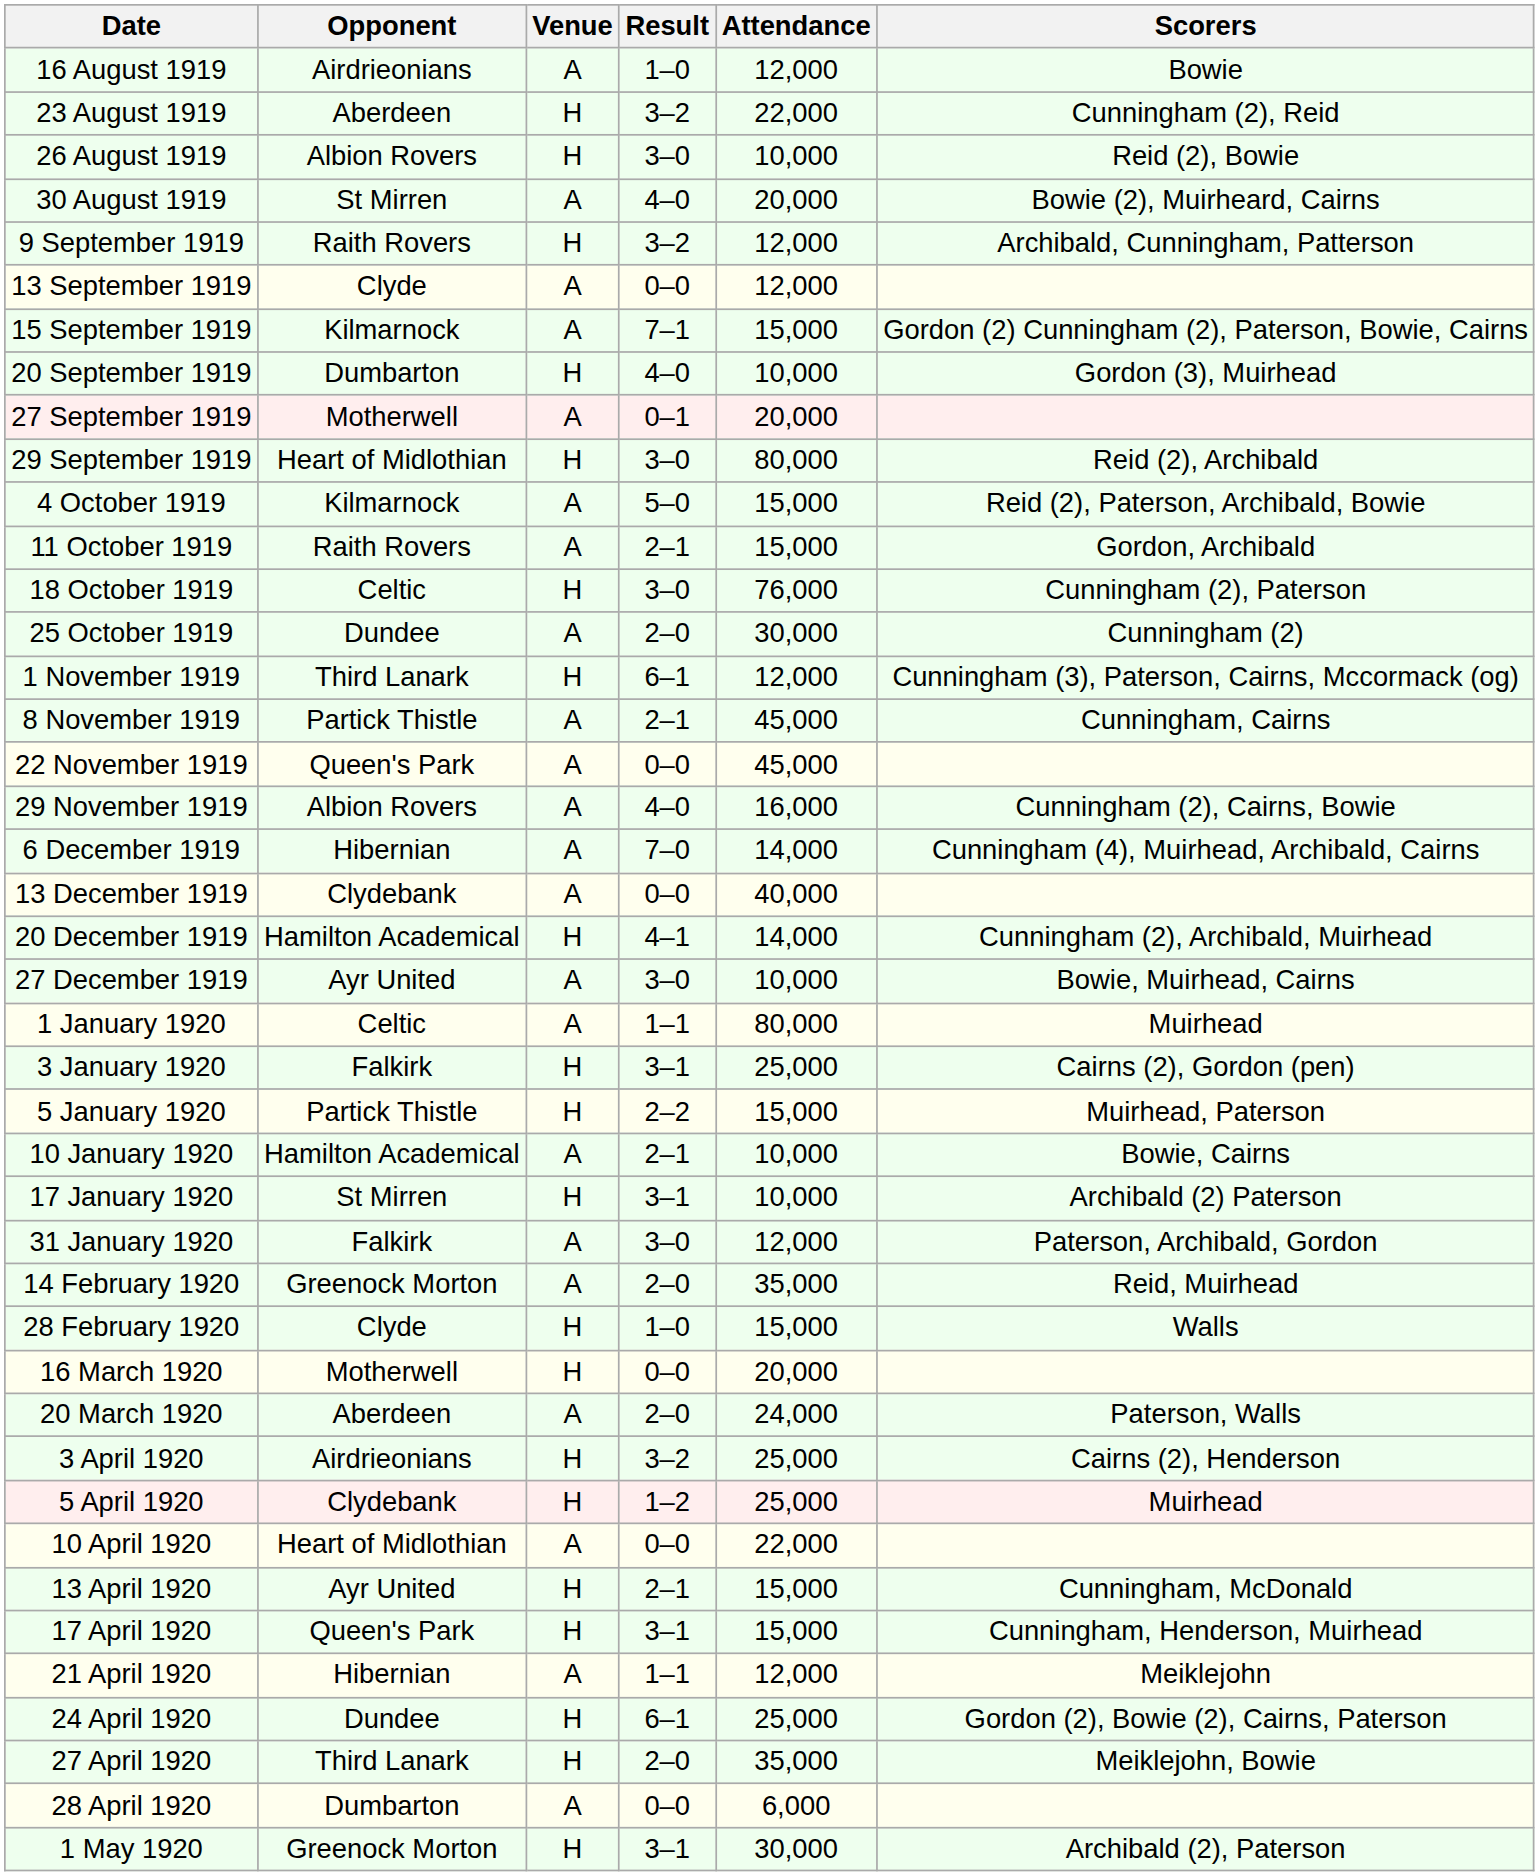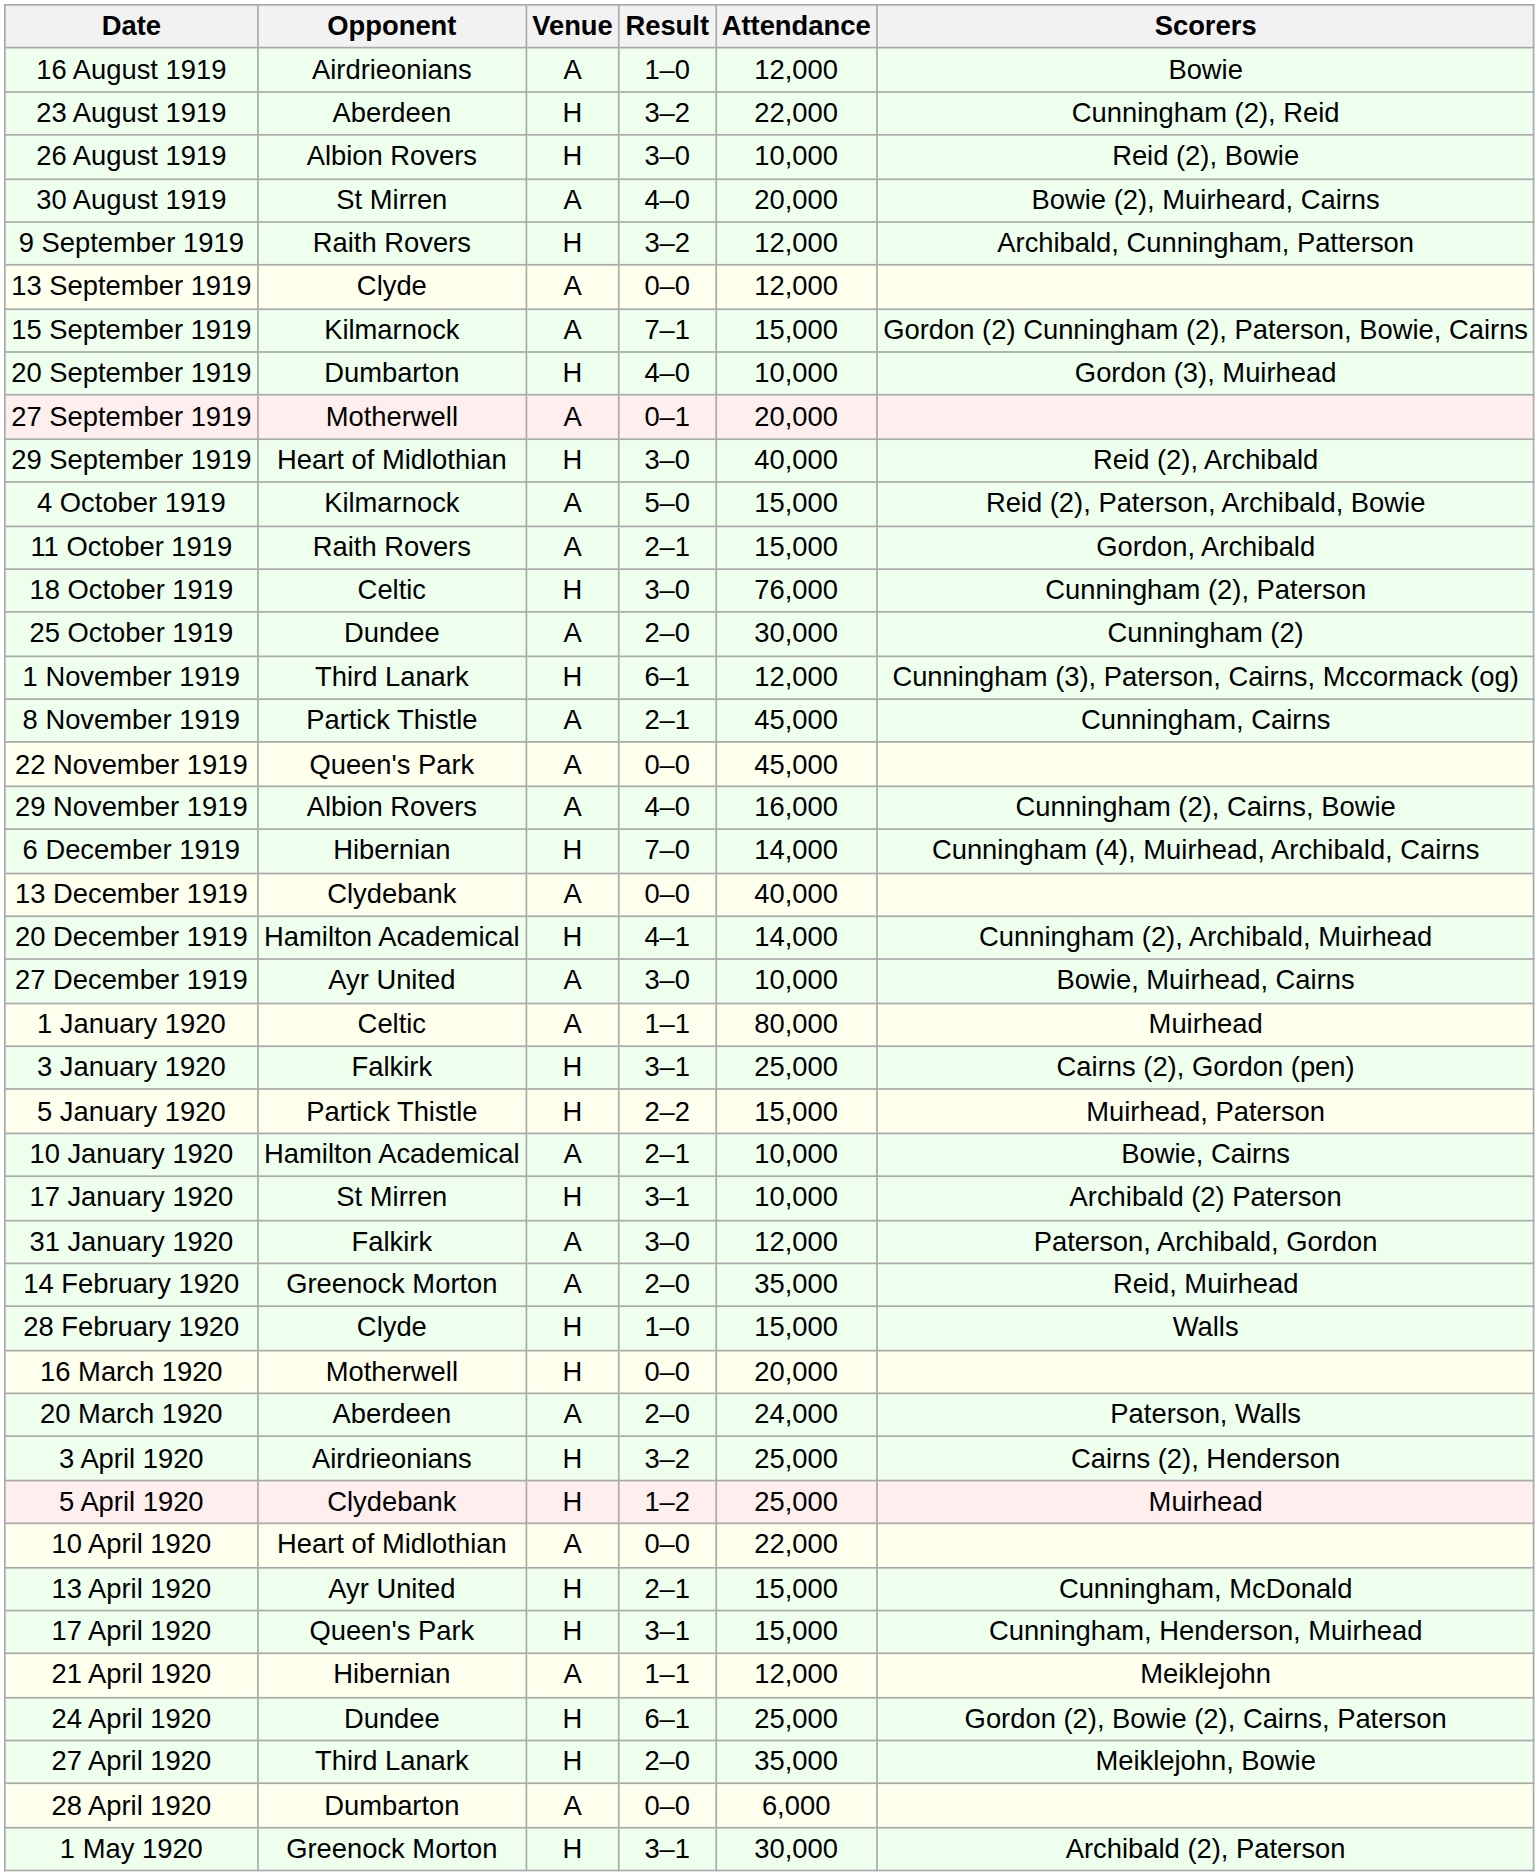(796, 460) 80,000 -> (796, 460) 40,000
(573, 850) A -> (572, 850) H
